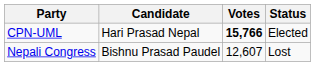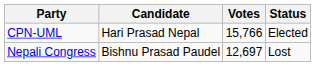(244, 33) bold -> (244, 33) normal
(244, 52) 12,607 -> (244, 52) 12,697
